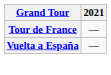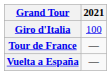+ row: (43, 29)
